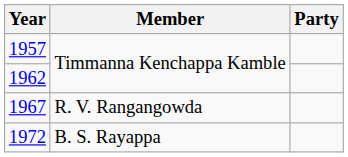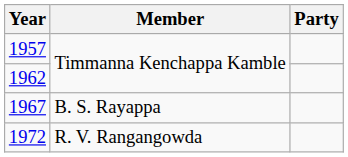(128, 107) R. V. Rangangowda -> (108, 107) B. S. Rayappa
(108, 136) B. S. Rayappa -> (128, 136) R. V. Rangangowda
